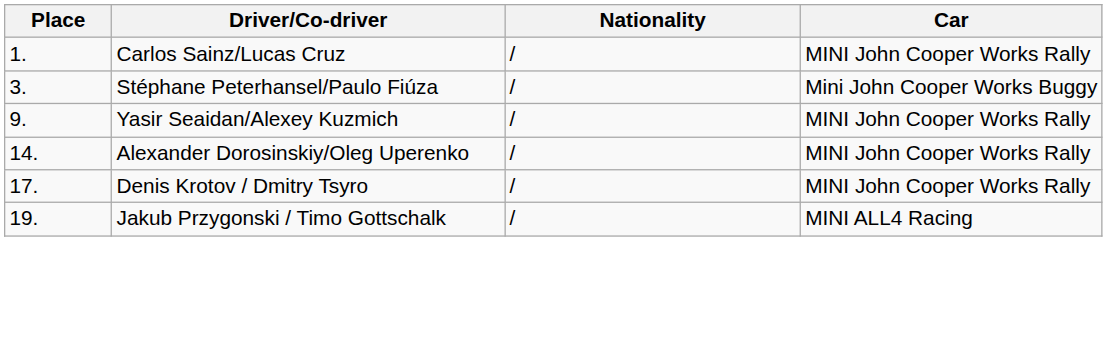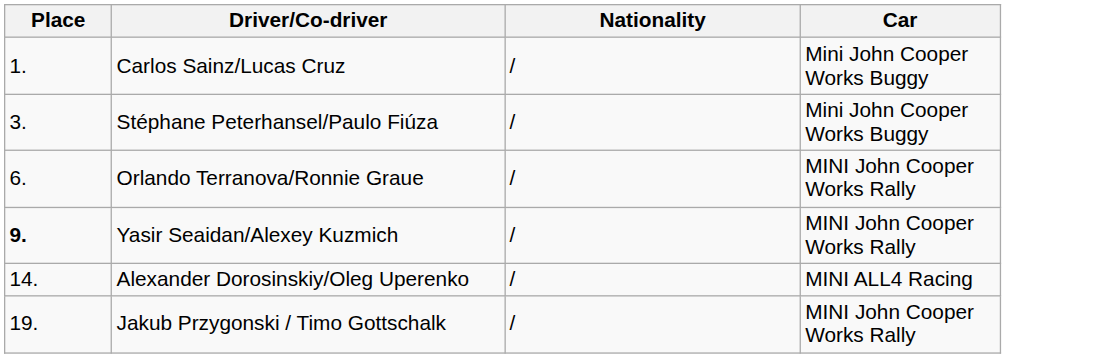(948, 53) MINI John Cooper Works Rally -> (887, 65) Mini John Cooper Works Buggy
+ row: (270, 178)
(18, 119) normal -> (18, 234) bold
(948, 152) MINI John Cooper Works Rally -> (889, 279) MINI ALL4 Racing
- row: (242, 185)
(889, 218) MINI ALL4 Racing -> (890, 324) MINI John Cooper Works Rally
